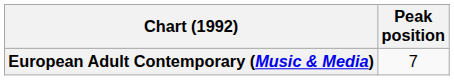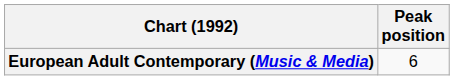(413, 61) 7 -> (413, 61) 6
